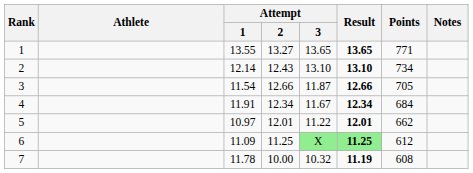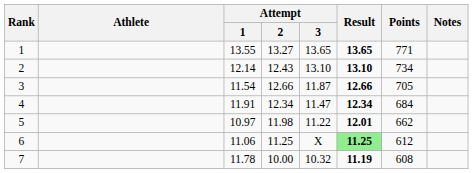(318, 104) 11.67 -> (318, 104) 11.47
(280, 123) 12.01 -> (280, 123) 11.98
(243, 141) 11.09 -> (243, 141) 11.06
(318, 141) lightgreen background -> (318, 141) no background
